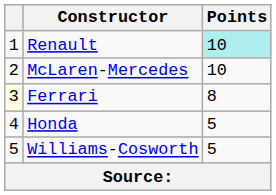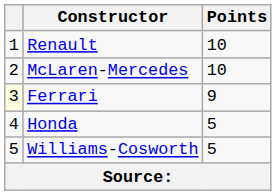(217, 44) paleturquoise background -> (217, 44) no background
(212, 97) 8 -> (212, 97) 9
